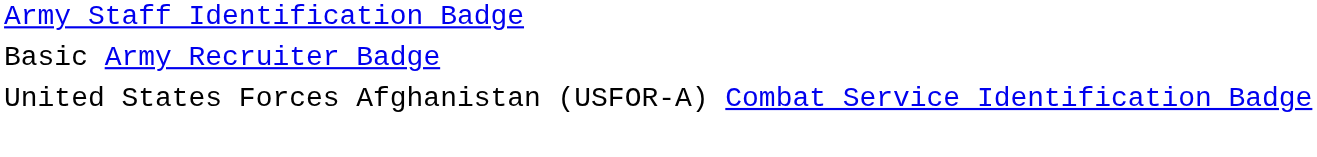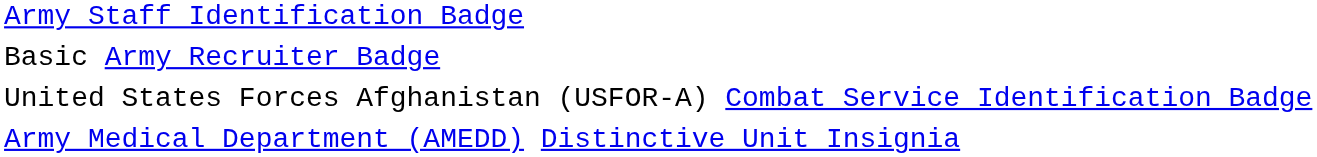+ row: (482, 139)
